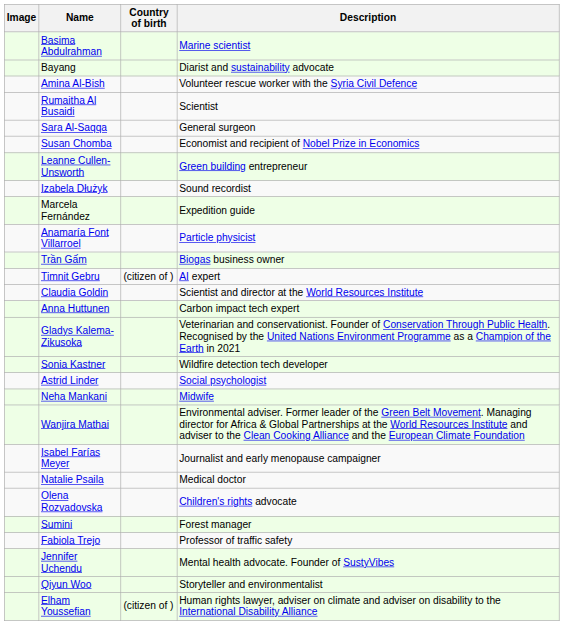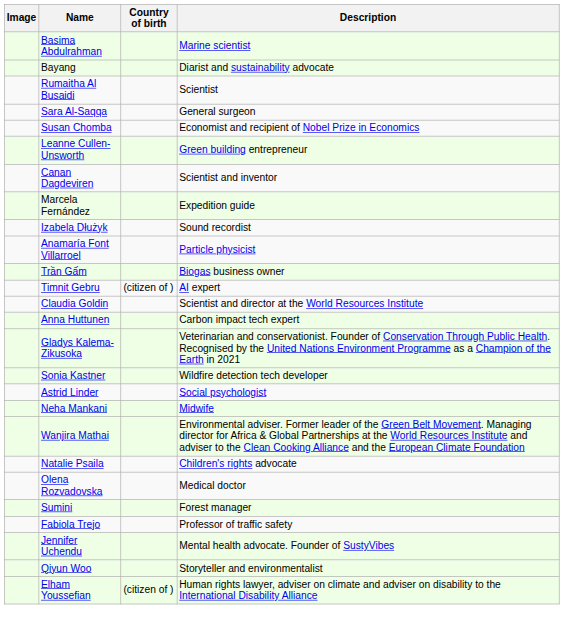- row: (73, 84)
+ row: (67, 178)
rows swapped: (74, 188) <-> (65, 210)
- row: (71, 458)
(213, 480) Medical doctor -> (238, 464) Children's rights advocate
(238, 502) Children's rights advocate -> (213, 486) Medical doctor
